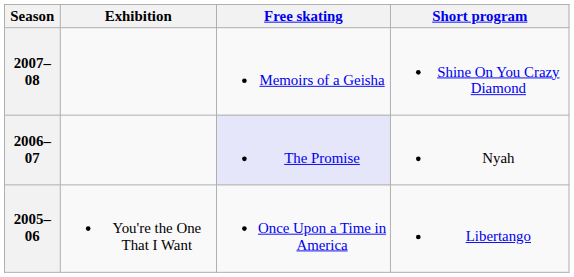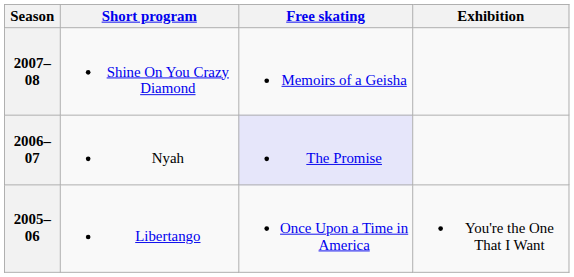columns swapped: (480, 16) <-> (138, 16)
